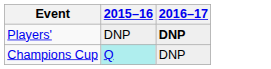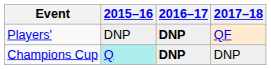+ column: (238, 14)
(172, 54) normal -> (172, 54) bold
